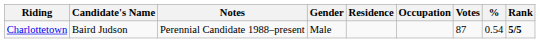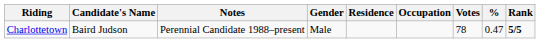(461, 29) 87 -> (461, 29) 78
(494, 29) 0.54 -> (494, 29) 0.47
